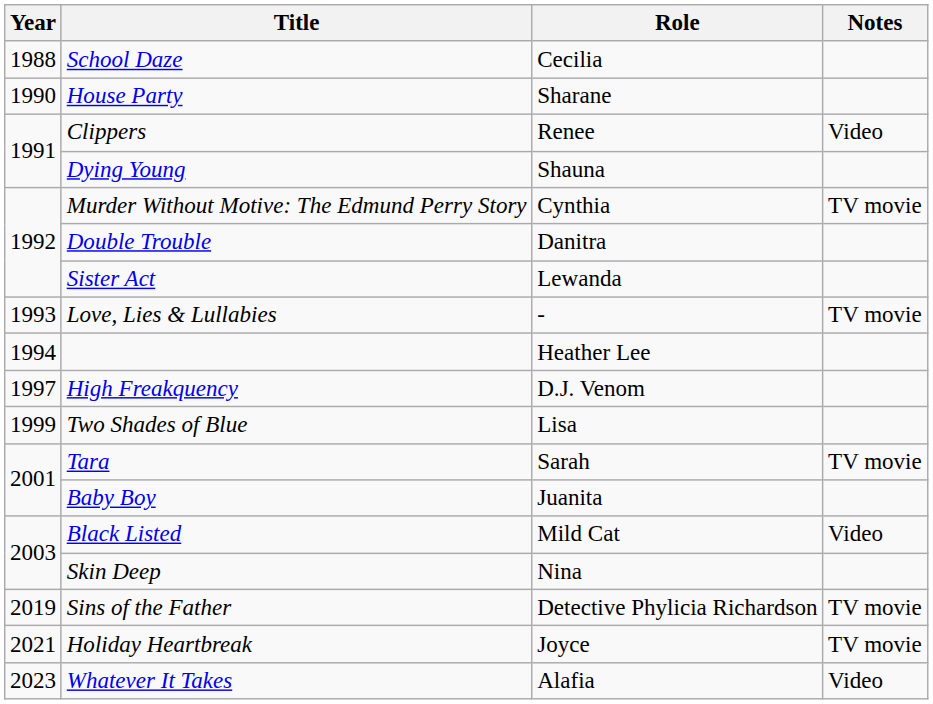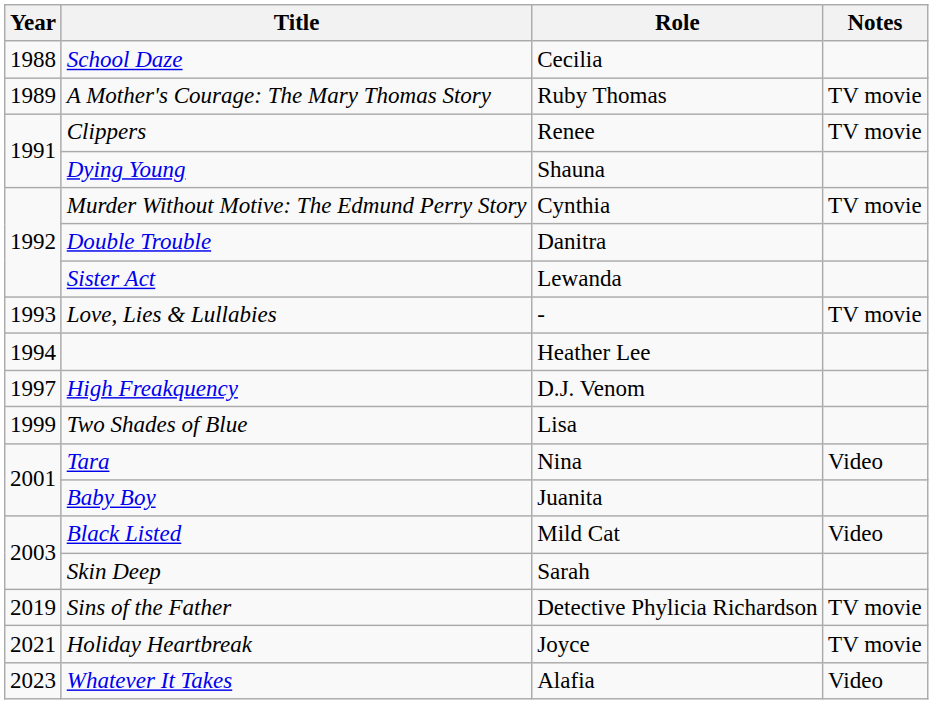+ row: (279, 95)
- row: (125, 95)
(856, 132) Video -> (875, 132) TV movie
(563, 461) Sarah -> (560, 461) Nina
(875, 461) TV movie -> (856, 461) Video
(560, 570) Nina -> (563, 570) Sarah
